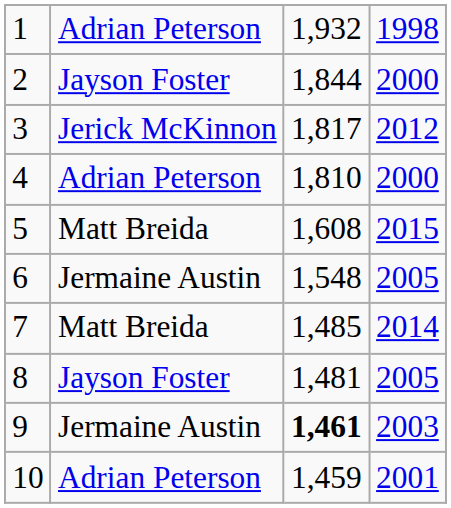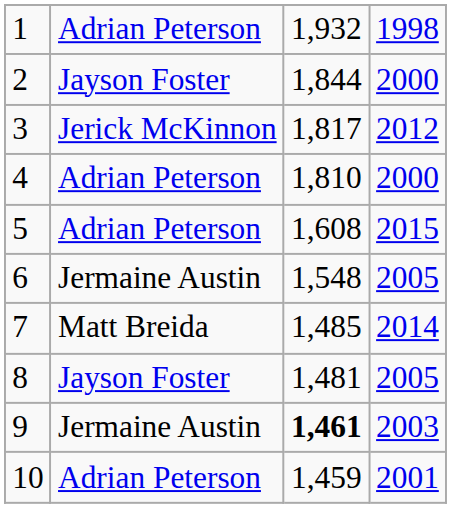(133, 228) Matt Breida -> (159, 228) Adrian Peterson
